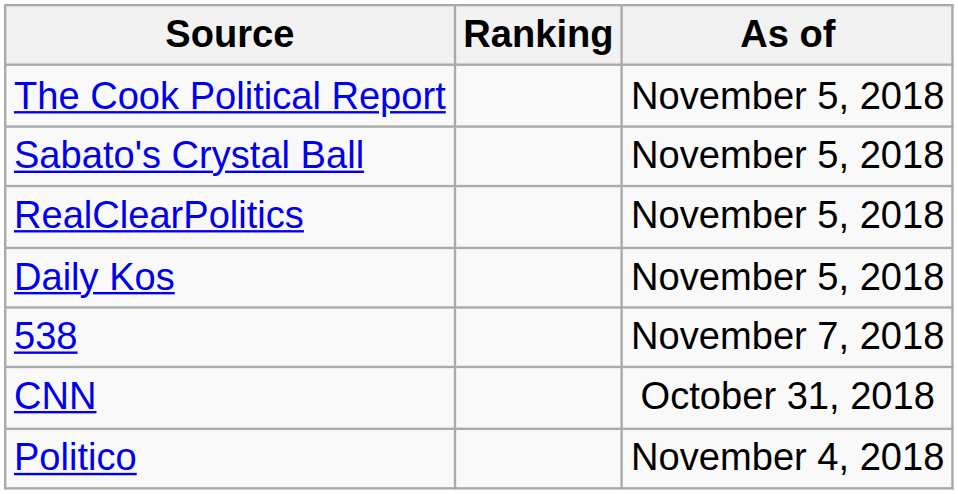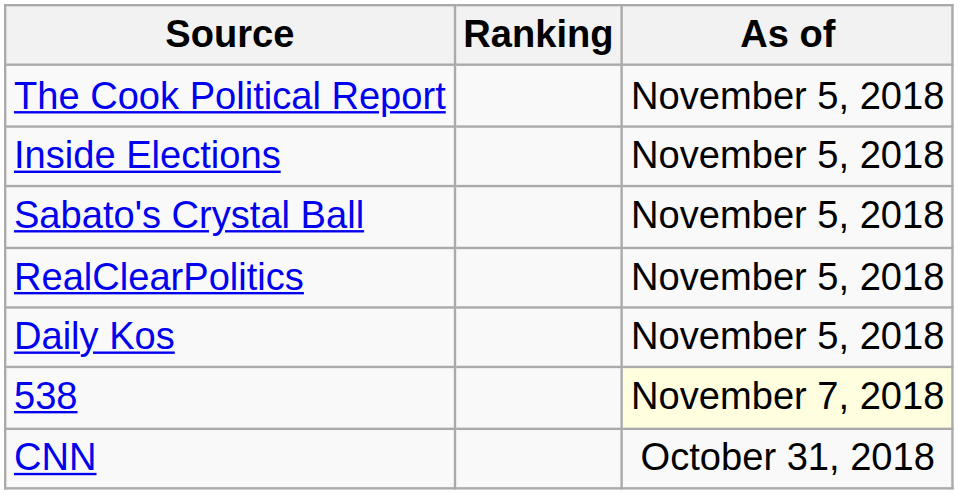+ row: (147, 155)
(788, 336) no background -> (788, 397) lightyellow background
- row: (75, 457)
